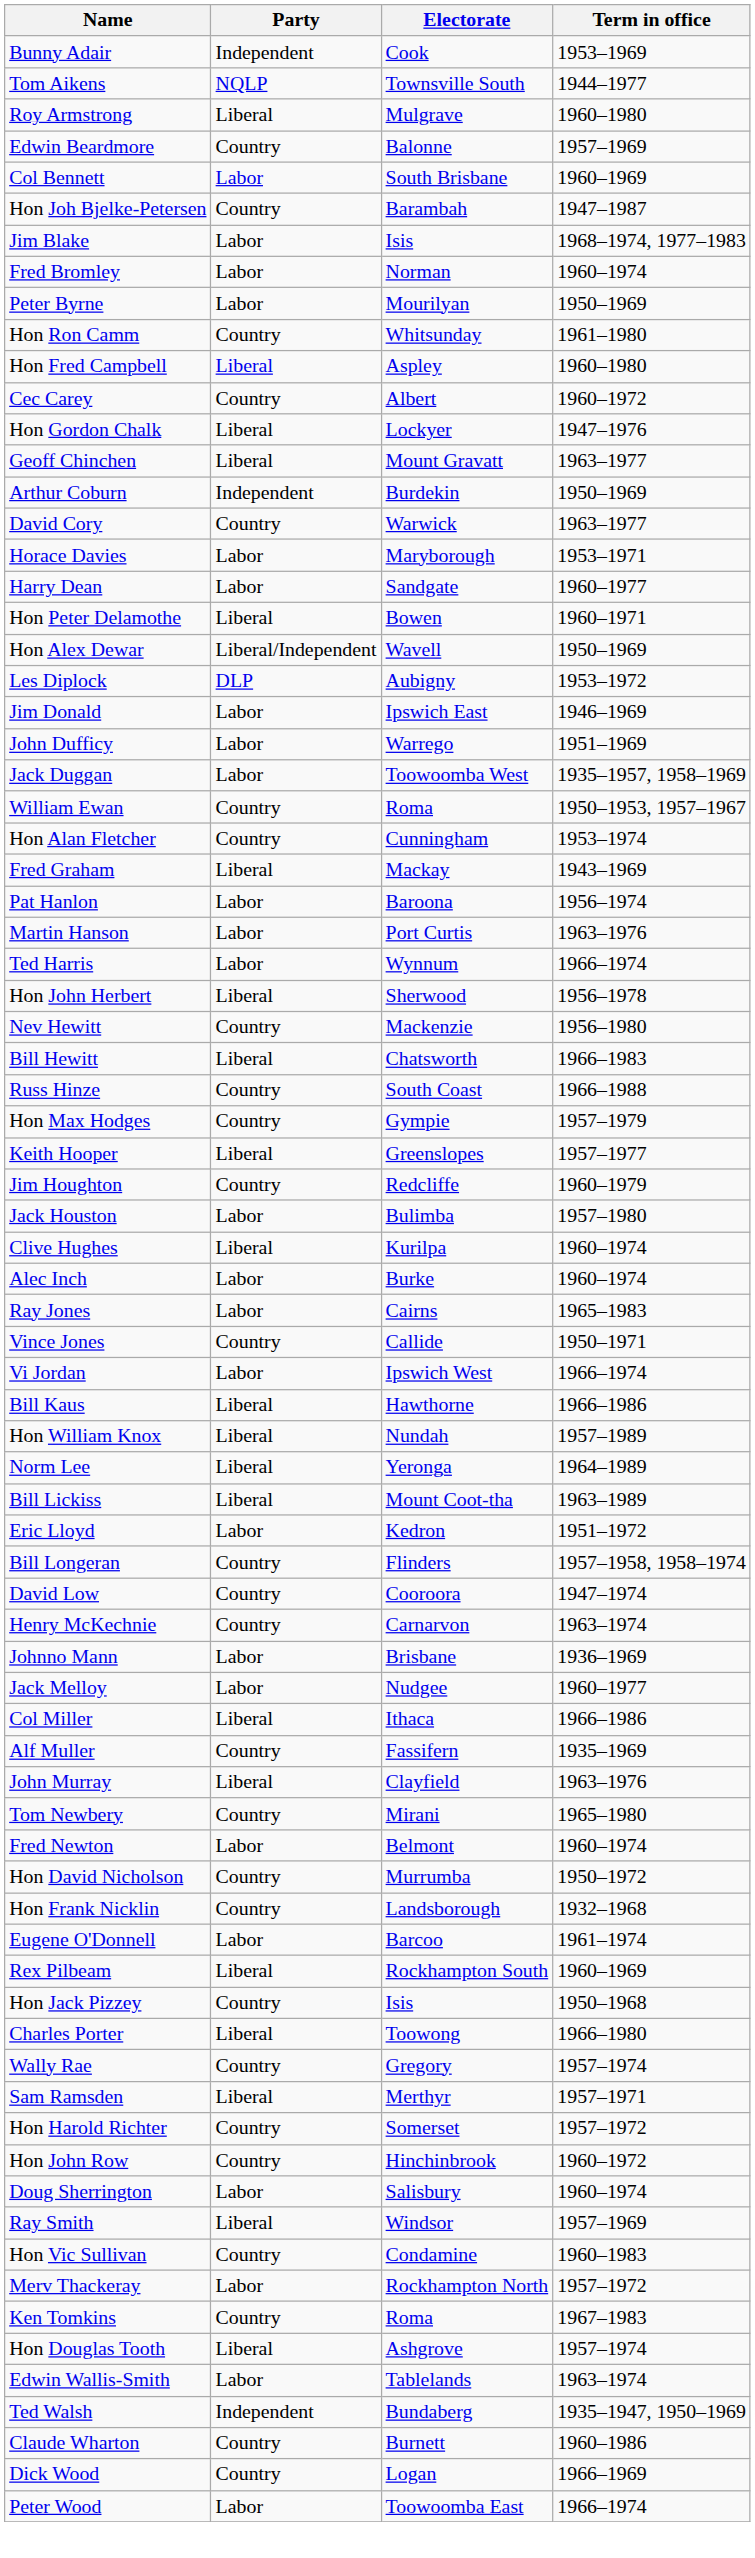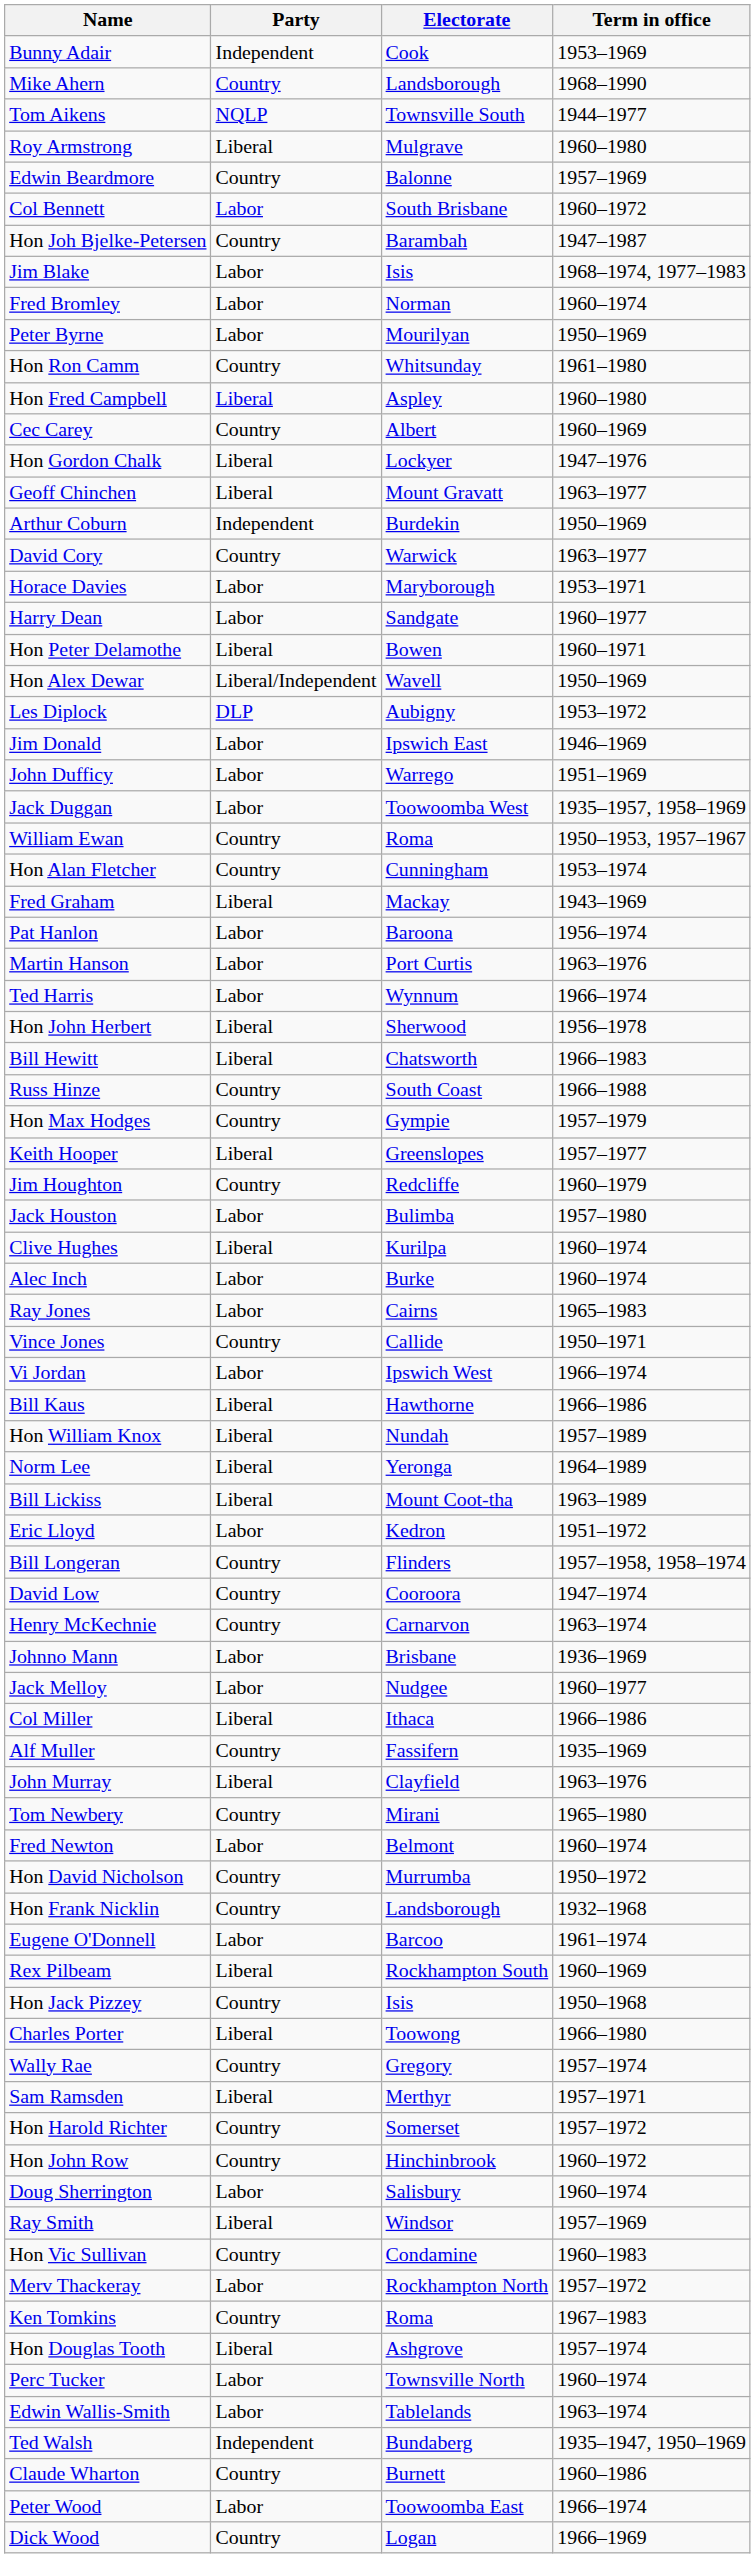+ row: (57, 83)
(602, 177) 1960–1969 -> (602, 209) 1960–1972
(602, 397) 1960–1972 -> (602, 429) 1960–1969
- row: (55, 1027)
+ row: (57, 2380)
rows swapped: (54, 2474) <-> (55, 2505)
